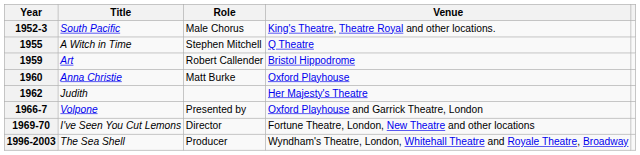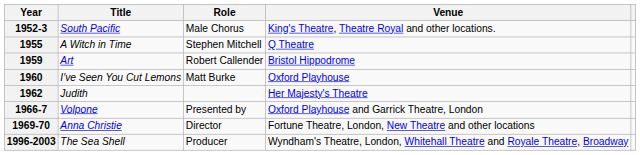(91, 77) Anna Christie -> (121, 77) I've Seen You Cut Lemons
(121, 126) I've Seen You Cut Lemons -> (91, 126) Anna Christie
